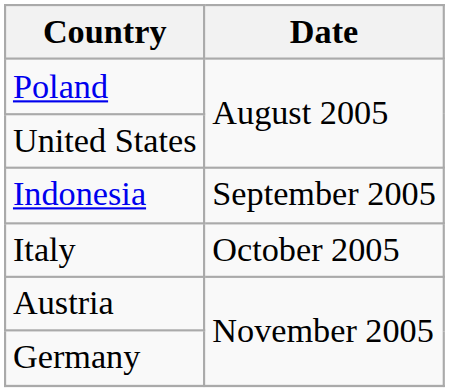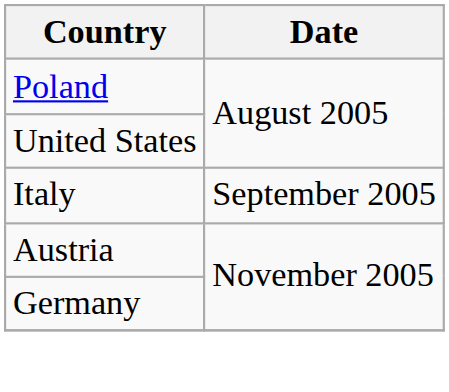- row: (80, 194)
(306, 248) October 2005 -> (324, 194) September 2005
